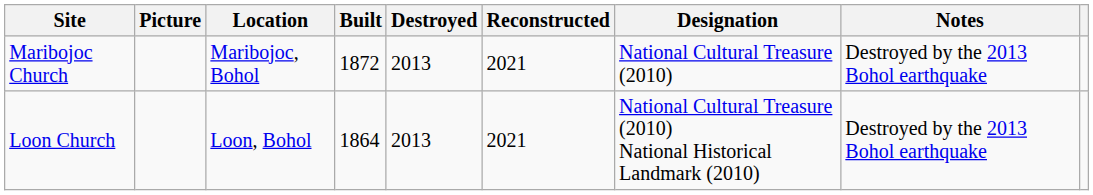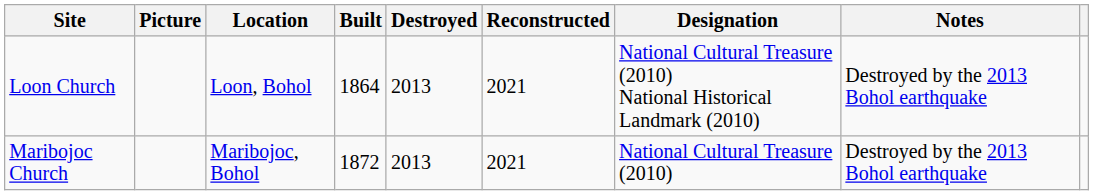rows swapped: (62, 140) <-> (51, 63)
